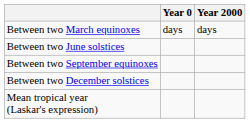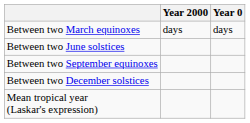columns swapped: (177, 13) <-> (220, 13)
